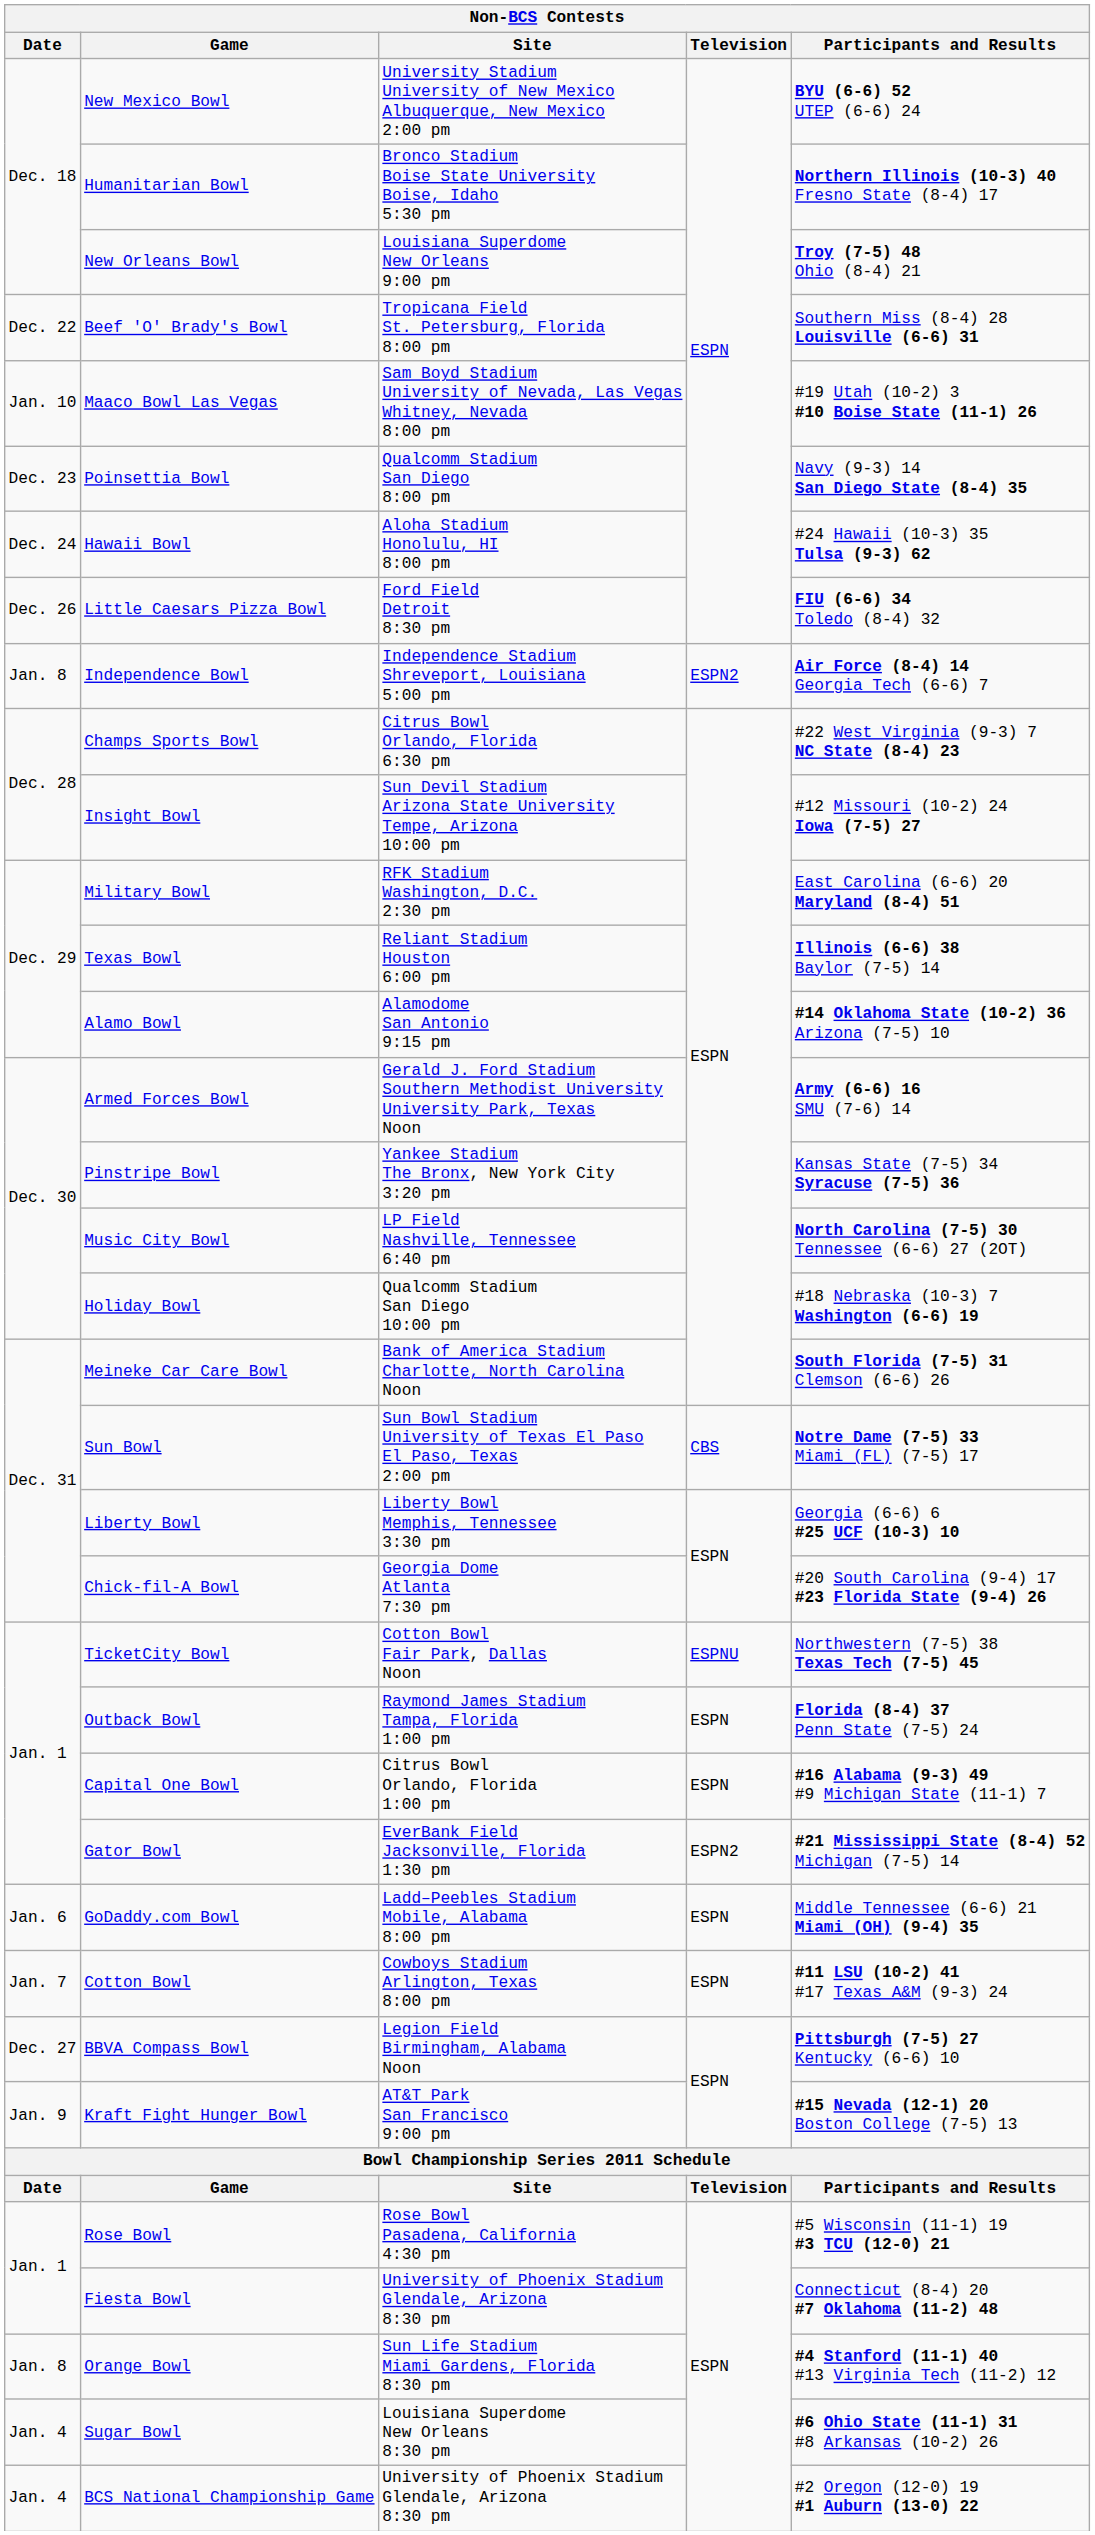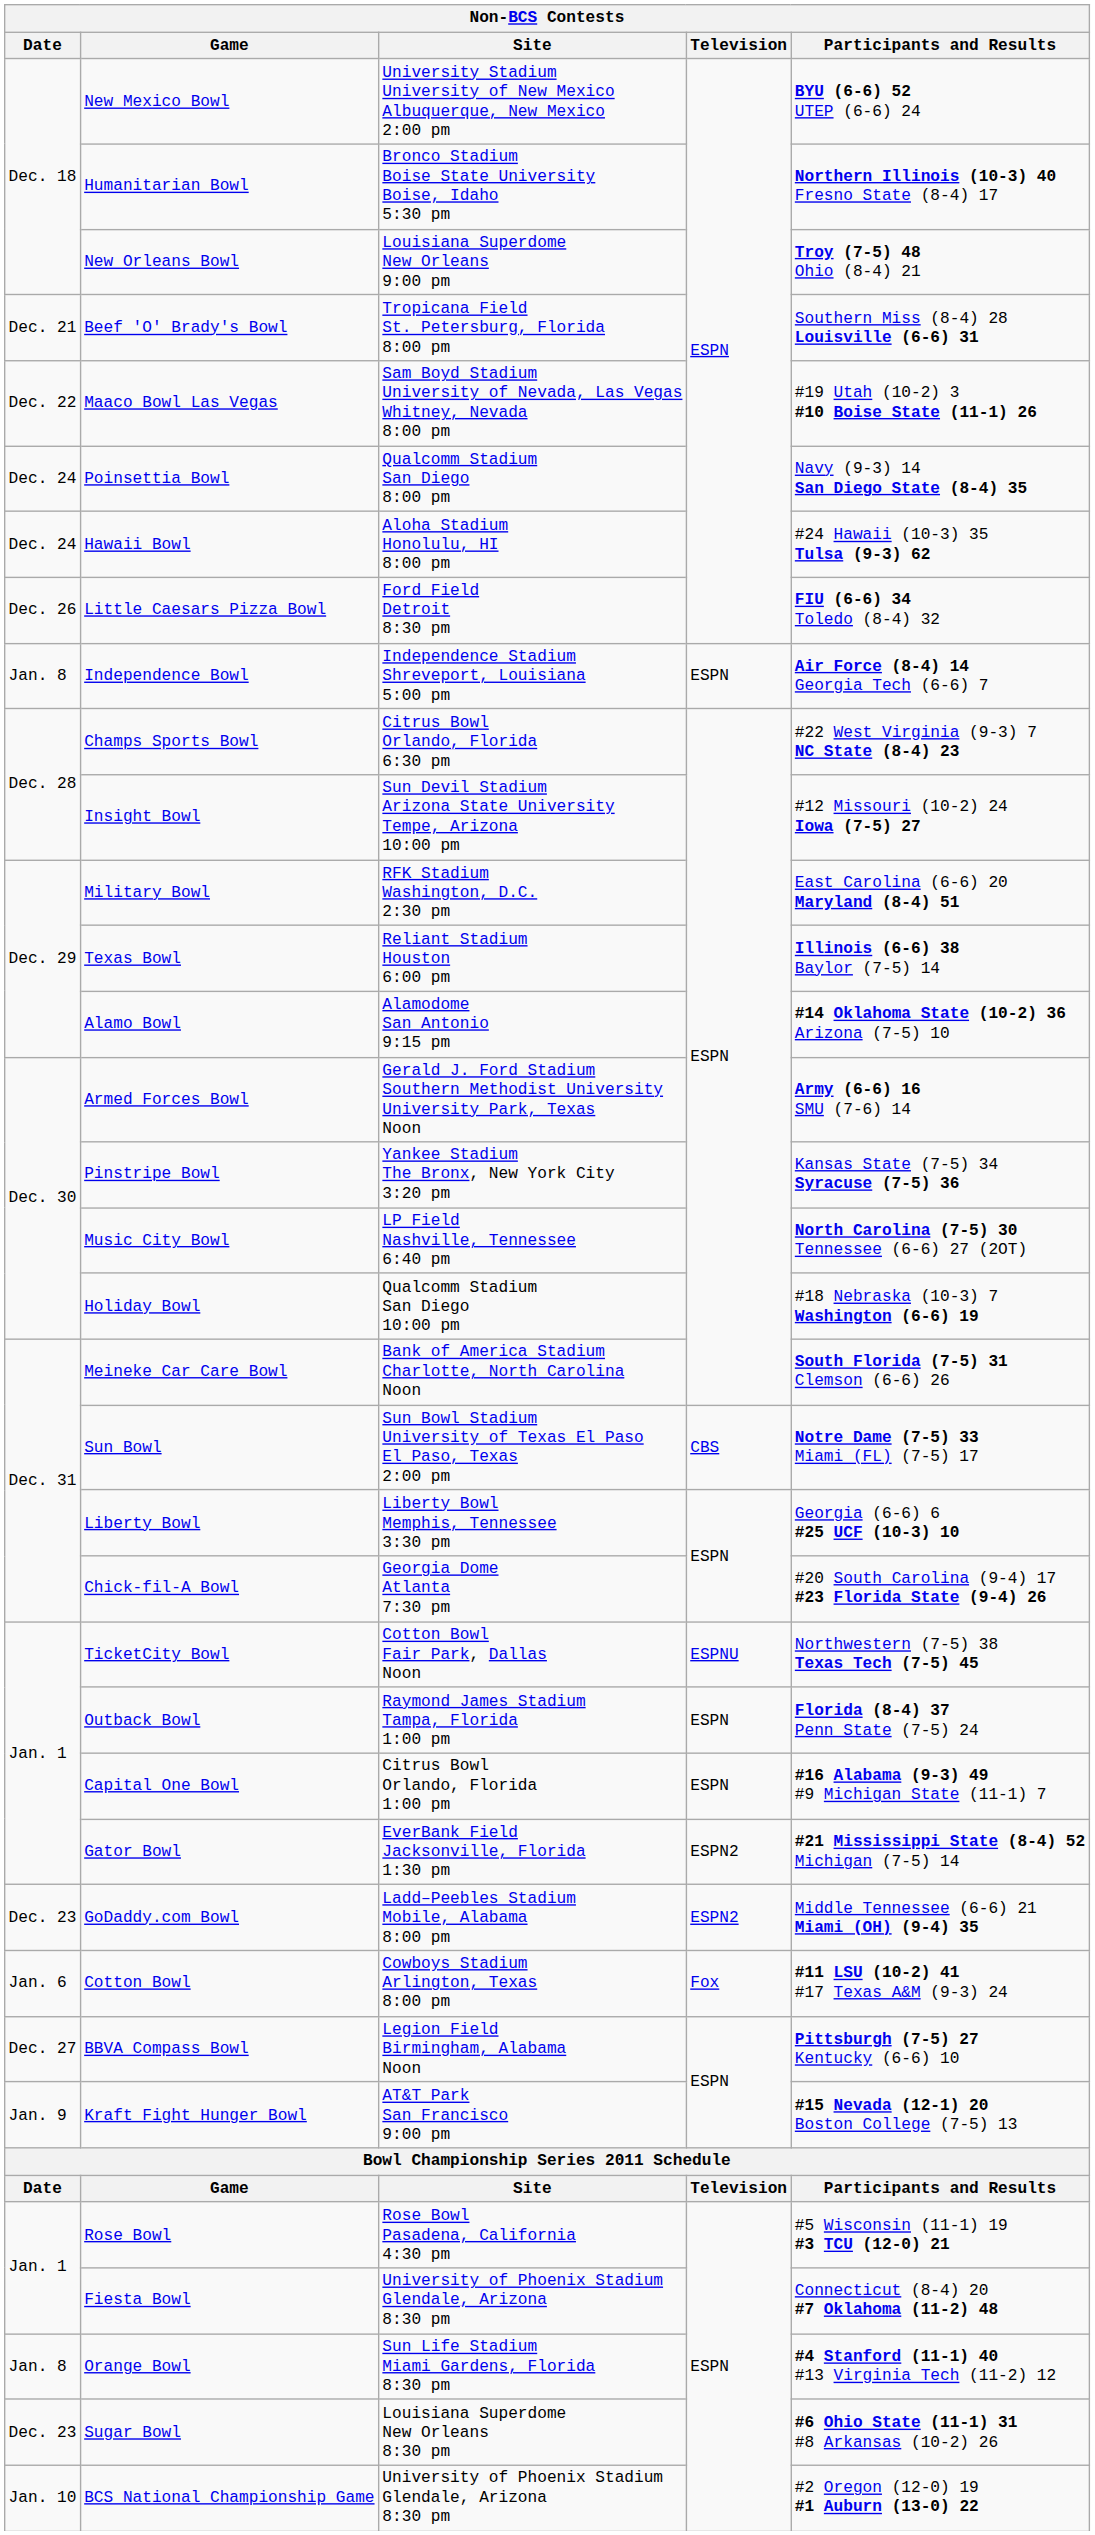(42, 327) Dec. 22 -> (42, 327) Dec. 21
(42, 403) Jan. 10 -> (42, 403) Dec. 22
(42, 478) Dec. 23 -> (42, 478) Dec. 24
(714, 676) ESPN2 -> (710, 676) ESPN
(38, 1917) Jan. 6 -> (42, 1917) Dec. 23
(710, 1917) ESPN -> (714, 1917) ESPN2
(38, 1983) Jan. 7 -> (38, 1983) Jan. 6
(710, 1983) ESPN -> (705, 1983) Fox
(38, 2432) Jan. 4 -> (42, 2432) Dec. 23
(38, 2498) Jan. 4 -> (42, 2498) Jan. 10
